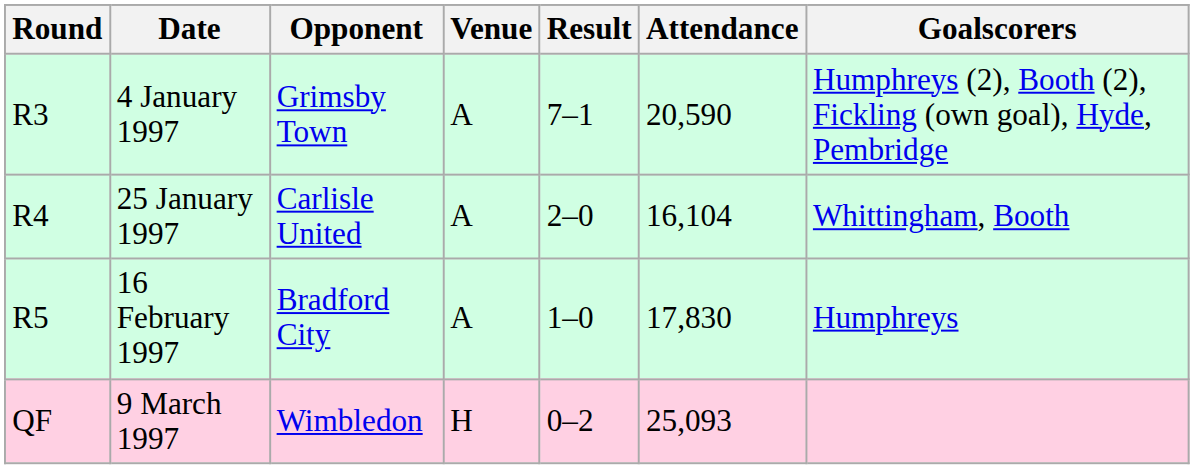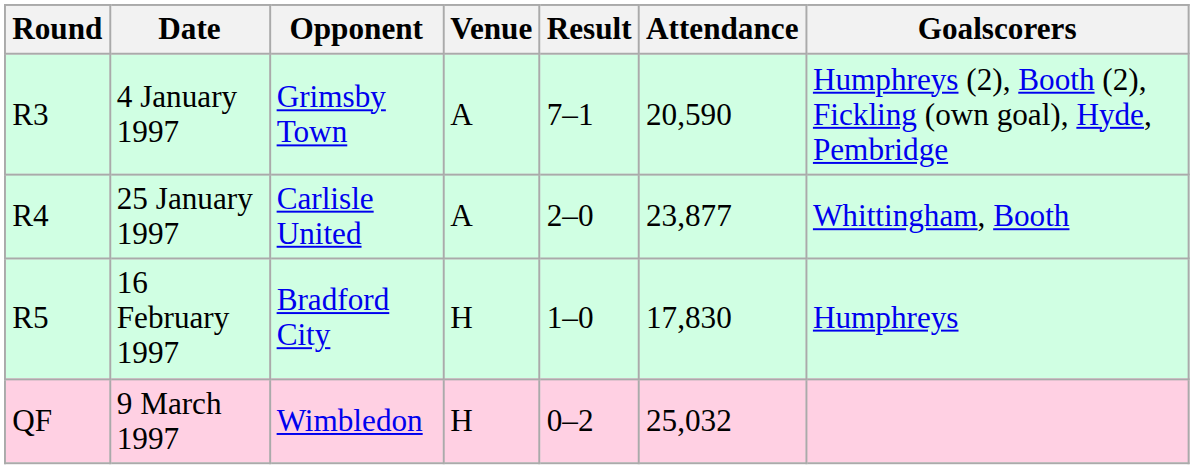(689, 215) 16,104 -> (689, 215) 23,877
(461, 318) A -> (461, 318) H
(689, 420) 25,093 -> (689, 420) 25,032
